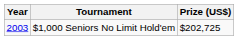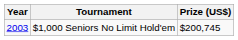(200, 27) $202,725 -> (200, 27) $200,745
